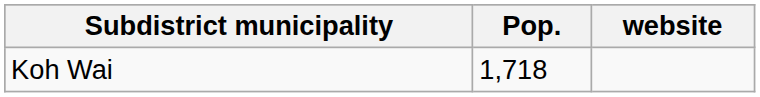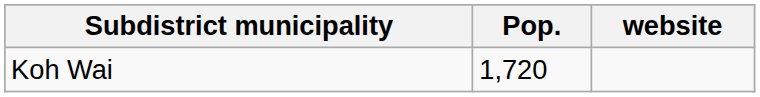(513, 69) 1,718 -> (513, 69) 1,720
